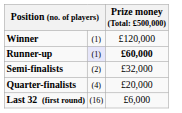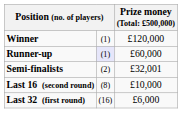(137, 54) bold -> (146, 54) normal
(137, 69) £32,000 -> (146, 69) £32,001
- row: (41, 85)
+ row: (50, 85)
